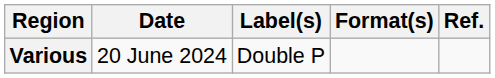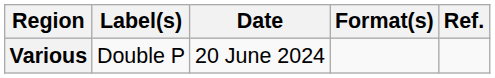columns swapped: (162, 21) <-> (281, 21)
